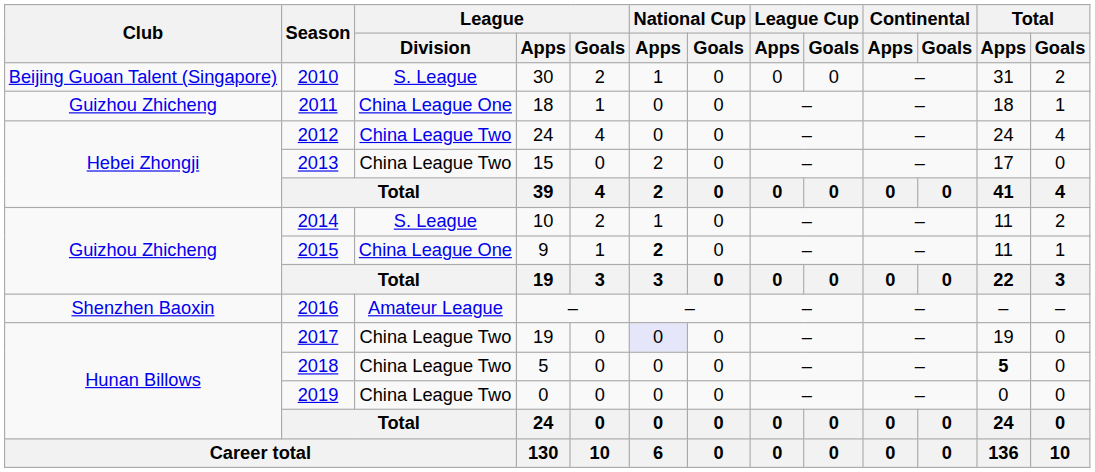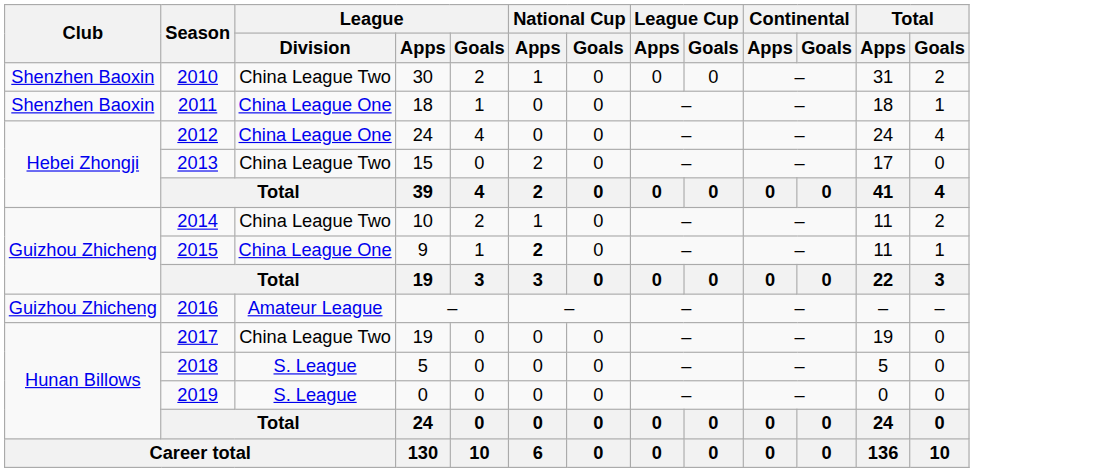(143, 76) Beijing Guoan Talent (Singapore) -> (83, 76) Shenzhen Baoxin
(435, 76) S. League -> (315, 76) China League Two
(143, 105) Guizhou Zhicheng -> (83, 105) Shenzhen Baoxin
(435, 134) China League Two -> (315, 134) China League One
(435, 221) S. League -> (315, 221) China League Two
(143, 308) Shenzhen Baoxin -> (83, 308) Guizhou Zhicheng
(658, 337) lavender background -> (538, 337) no background
(435, 366) China League Two -> (315, 366) S. League
(1003, 366) bold -> (883, 366) normal
(435, 395) China League Two -> (315, 395) S. League
